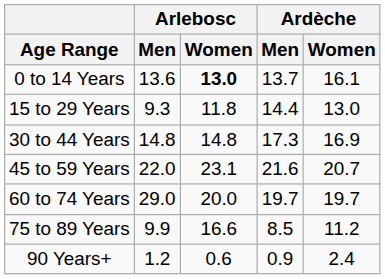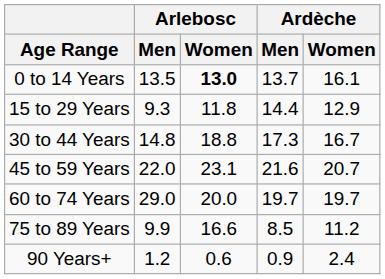(157, 79) 13.6 -> (157, 79) 13.5
(342, 109) 13.0 -> (342, 109) 12.9
(219, 139) 14.8 -> (219, 139) 18.8
(342, 139) 16.9 -> (342, 139) 16.7
